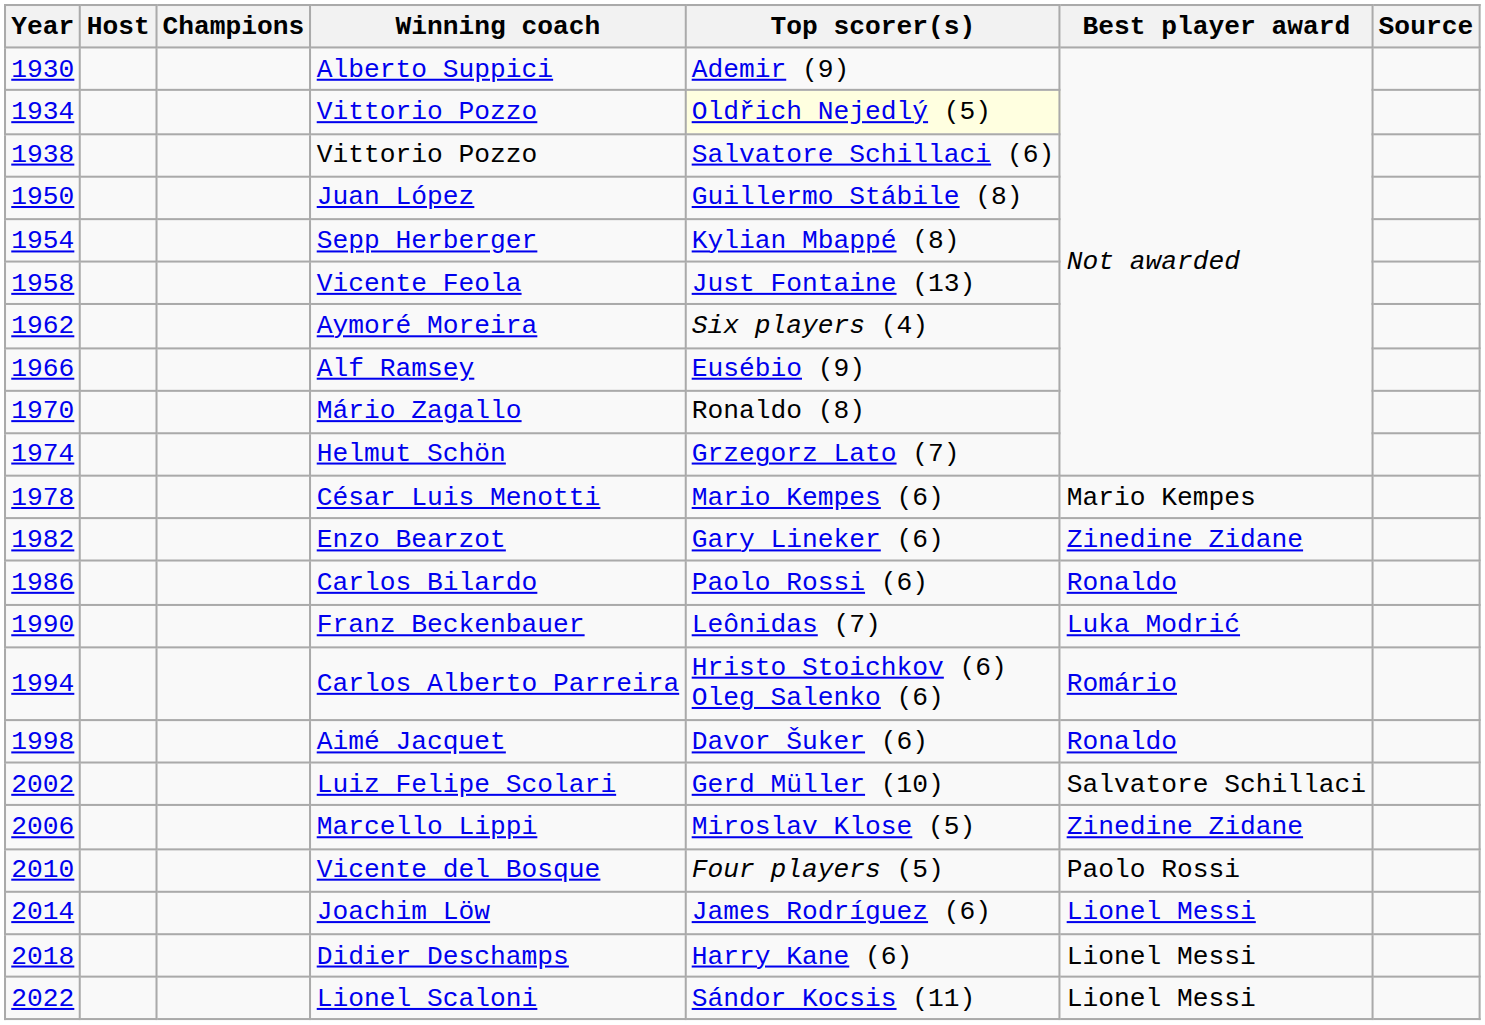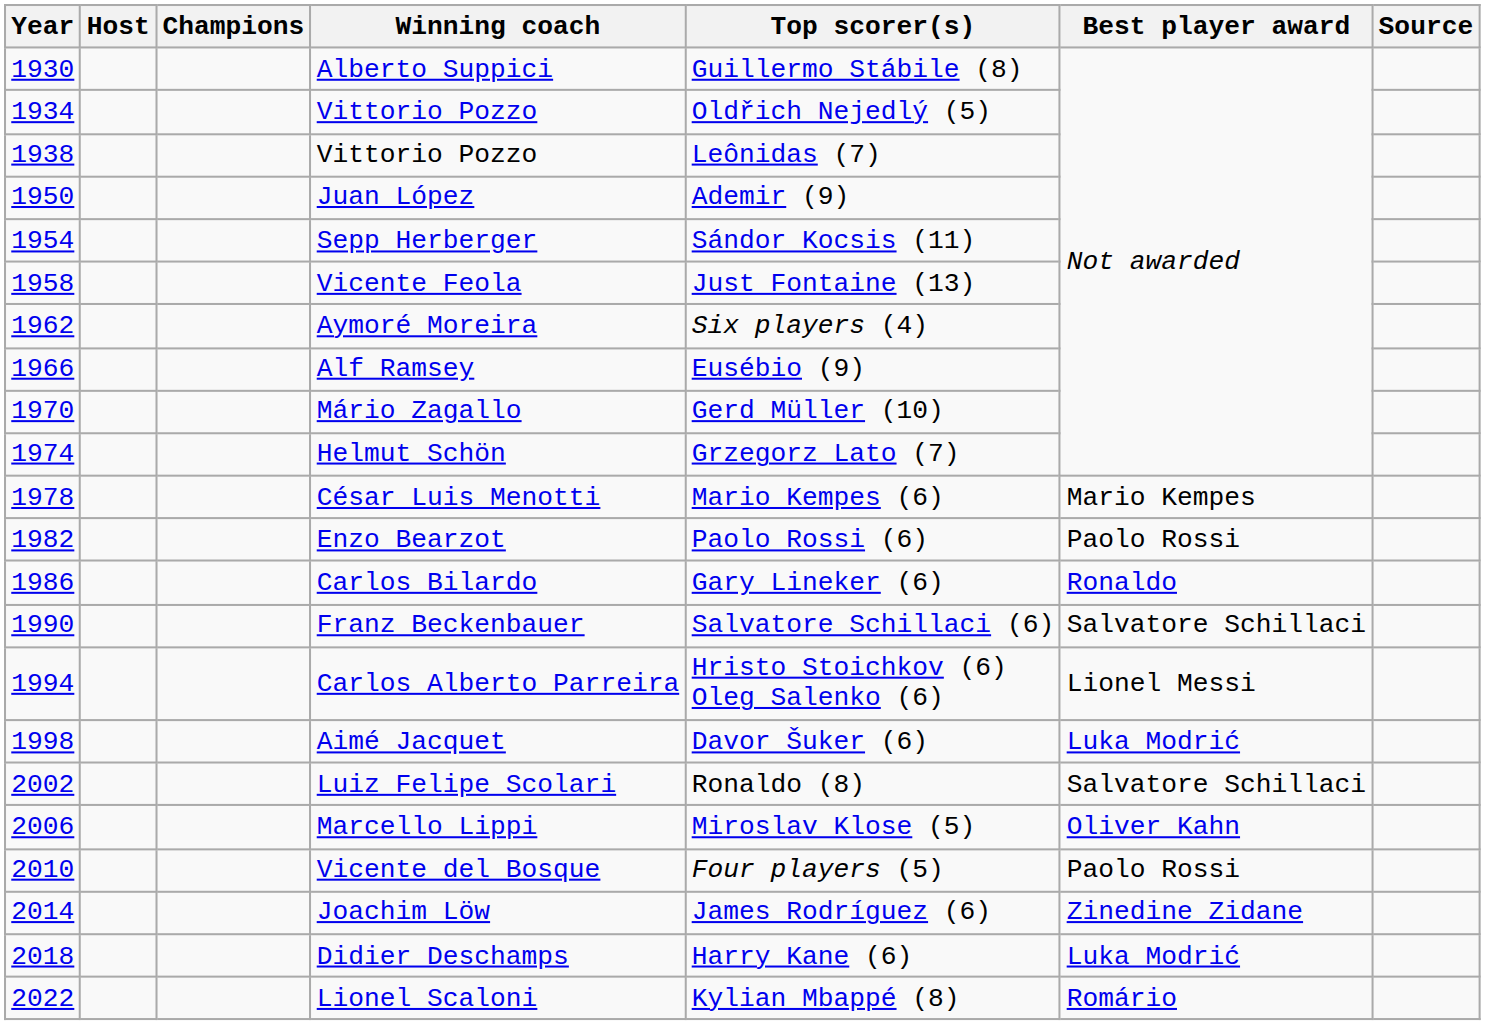(770, 69) Ademir (9) -> (857, 69) Guillermo Stábile (8)
(841, 112) lightyellow background -> (841, 112) no background
(873, 155) Salvatore Schillaci (6) -> (786, 155) Leônidas (7)
(857, 198) Guillermo Stábile (8) -> (770, 198) Ademir (9)
(826, 240) Kylian Mbappé (8) -> (834, 240) Sándor Kocsis (11)
(778, 412) Ronaldo (8) -> (818, 412) Gerd Müller (10)
(818, 540) Gary Lineker (6) -> (810, 540) Paolo Rossi (6)
(1185, 540) Zinedine Zidane -> (1153, 540) Paolo Rossi
(810, 583) Paolo Rossi (6) -> (818, 583) Gary Lineker (6)
(786, 626) Leônidas (7) -> (873, 626) Salvatore Schillaci (6)
(1153, 626) Luka Modrić -> (1216, 626) Salvatore Schillaci
(1122, 684) Romário -> (1161, 684) Lionel Messi
(1122, 741) Ronaldo -> (1153, 741) Luka Modrić
(818, 784) Gerd Müller (10) -> (778, 784) Ronaldo (8)
(1185, 827) Zinedine Zidane -> (1153, 827) Oliver Kahn
(1161, 913) Lionel Messi -> (1185, 913) Zinedine Zidane
(1161, 955) Lionel Messi -> (1153, 955) Luka Modrić
(834, 998) Sándor Kocsis (11) -> (826, 998) Kylian Mbappé (8)
(1161, 998) Lionel Messi -> (1122, 998) Romário
